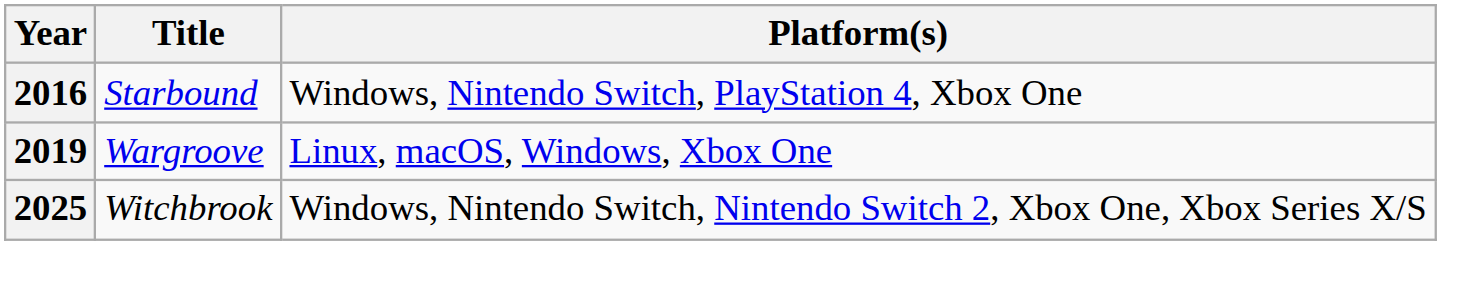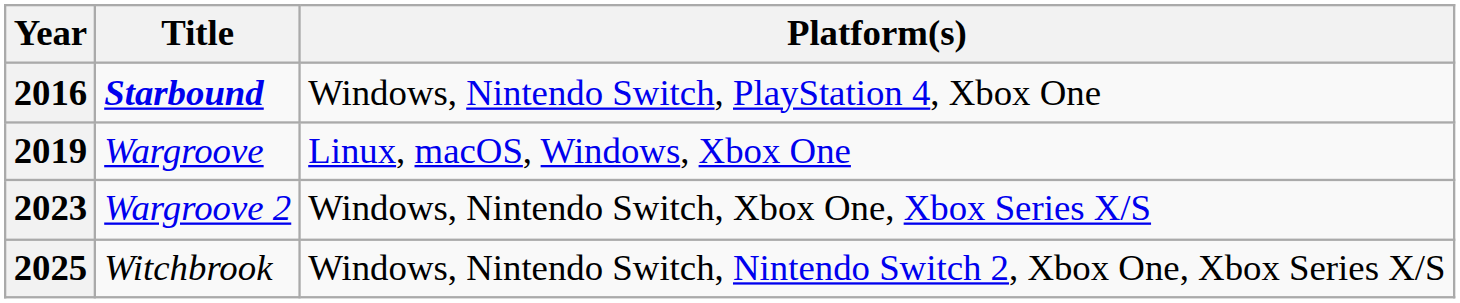(181, 92) normal -> (184, 92) bold
+ row: (50, 208)
